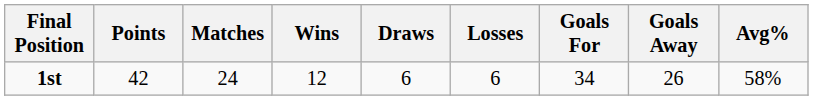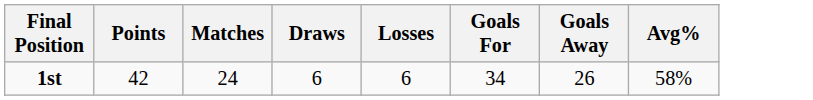- column: (317, 33)
